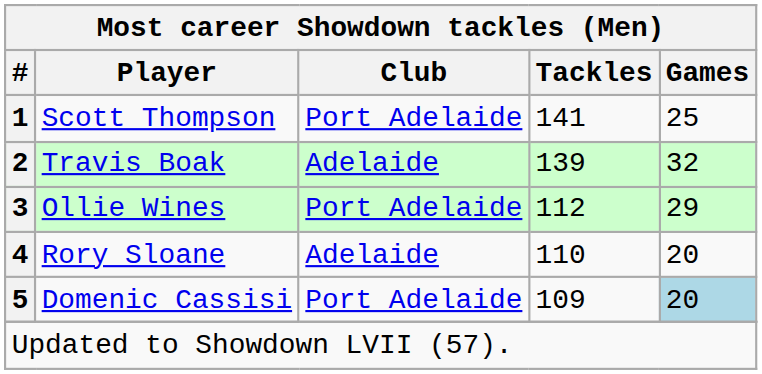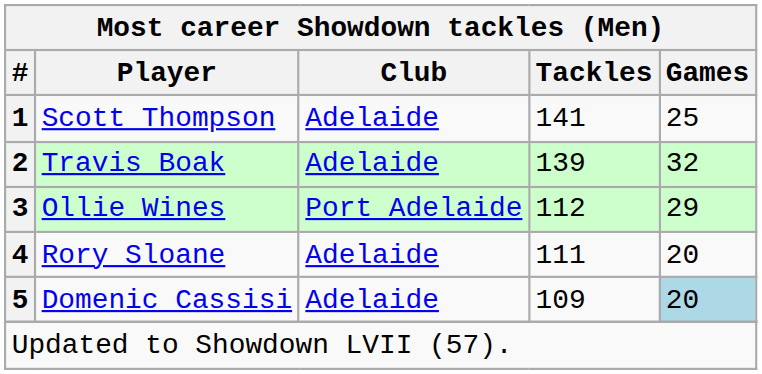(414, 118) Port Adelaide -> (372, 118) Adelaide
(561, 254) 110 -> (561, 254) 111
(414, 300) Port Adelaide -> (372, 300) Adelaide
